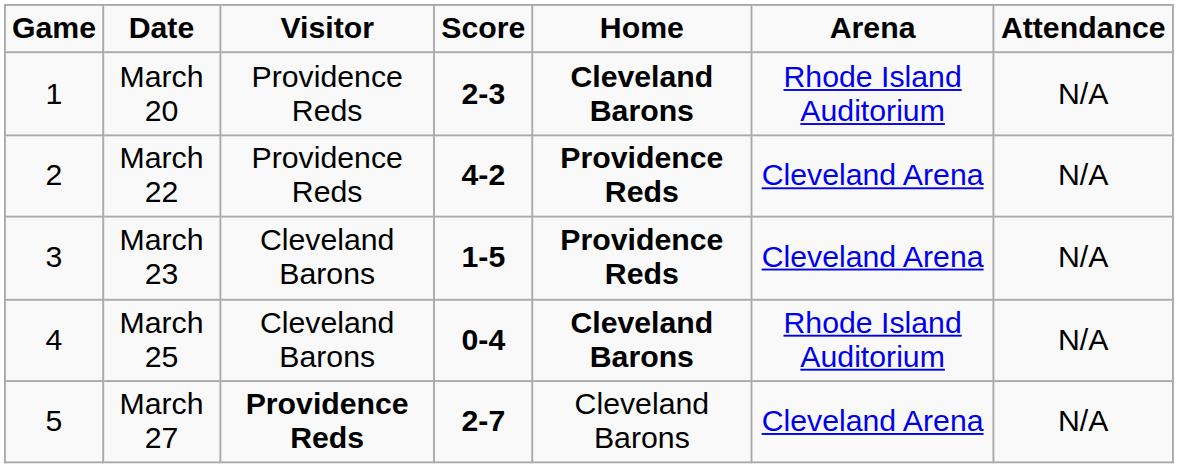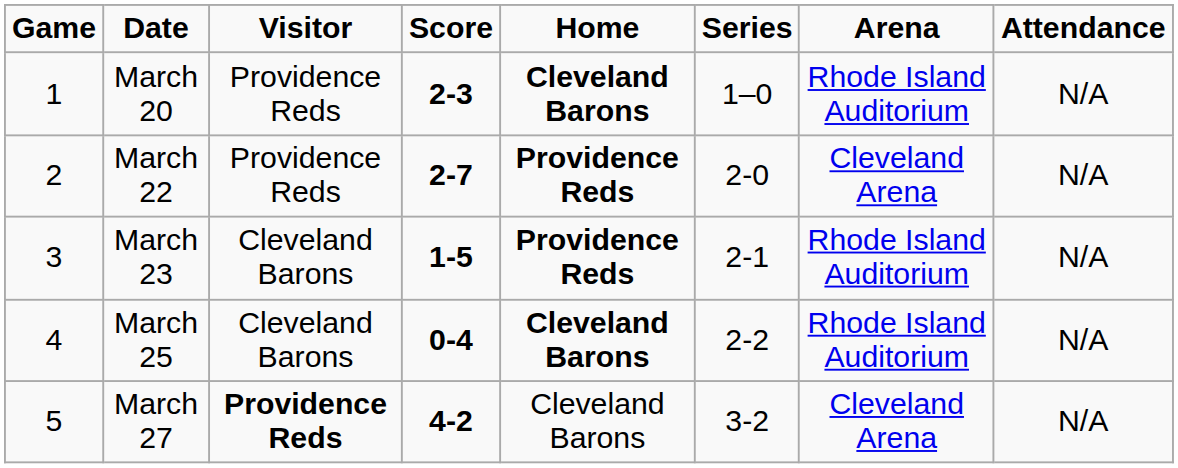+ column: (747, 28)
(483, 175) 4-2 -> (451, 175) 2-7
(873, 257) Cleveland Arena -> (897, 257) Rhode Island Auditorium
(483, 421) 2-7 -> (451, 421) 4-2
